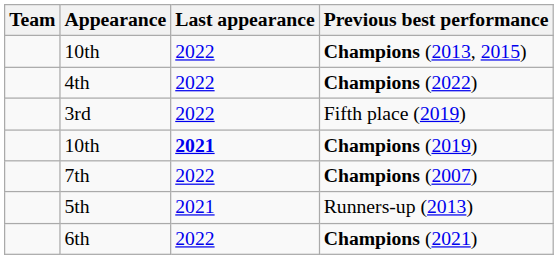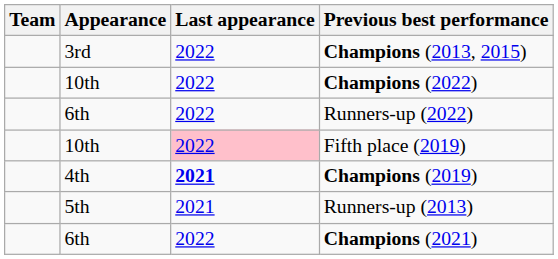(82, 51) 10th -> (78, 51) 3rd
(77, 82) 4th -> (82, 82) 10th
+ row: (398, 113)
(78, 113) 3rd -> (82, 144) 10th
(195, 113) no background -> (195, 144) pink background
(82, 144) 10th -> (77, 176) 4th
- row: (401, 176)
